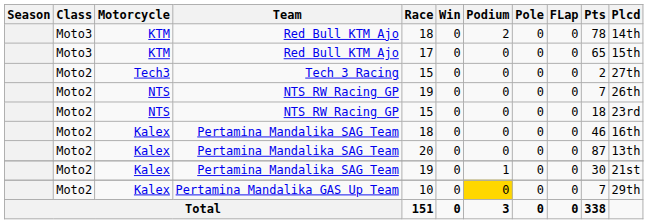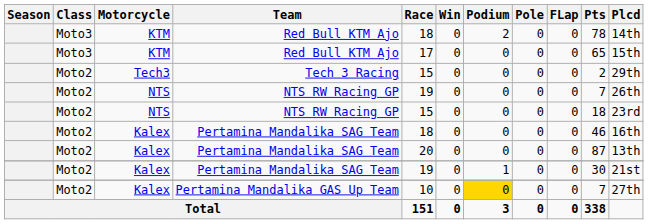(626, 73) 27th -> (626, 73) 29th
(626, 190) 29th -> (626, 190) 27th
